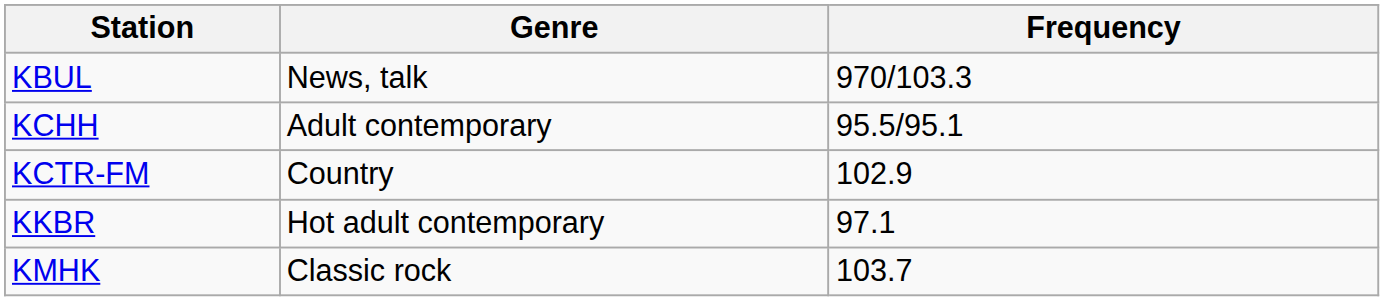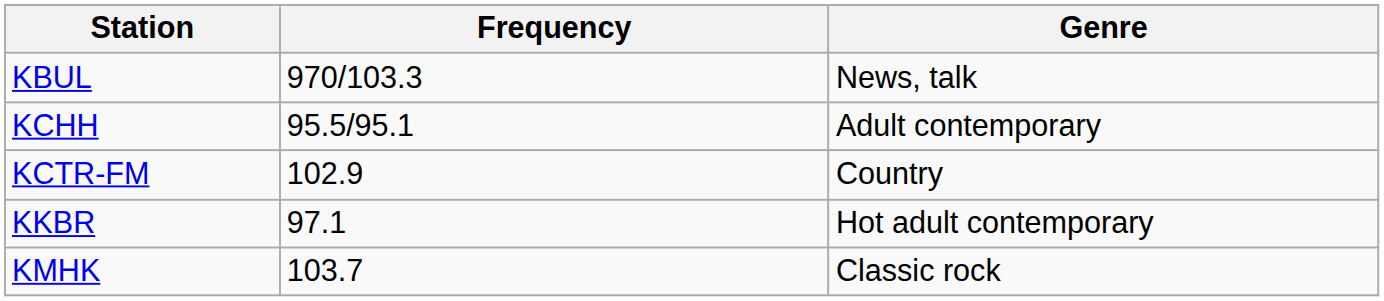columns swapped: (1104, 28) <-> (554, 28)
